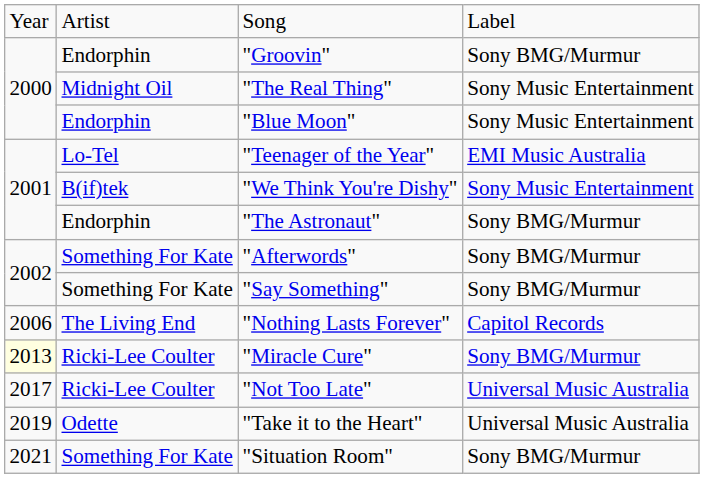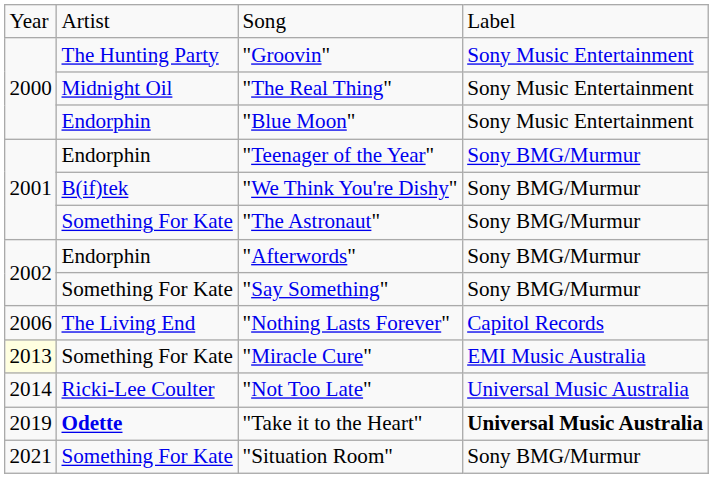(106, 54) Endorphin -> (140, 54) The Hunting Party
(554, 54) Sony BMG/Murmur -> (580, 54) Sony Music Entertainment
(90, 155) Lo-Tel -> (106, 155) Endorphin
(556, 155) EMI Music Australia -> (554, 155) Sony BMG/Murmur
(580, 188) Sony Music Entertainment -> (554, 188) Sony BMG/Murmur
(106, 222) Endorphin -> (147, 222) Something For Kate
(147, 255) Something For Kate -> (106, 255) Endorphin
(138, 356) Ricki-Lee Coulter -> (147, 356) Something For Kate
(554, 356) Sony BMG/Murmur -> (556, 356) EMI Music Australia
(31, 389) 2017 -> (31, 389) 2014
(90, 423) normal -> (92, 423) bold
(578, 423) normal -> (585, 423) bold
